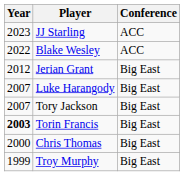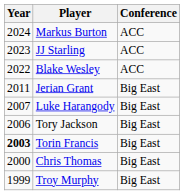+ row: (71, 32)
(19, 69) 2012 -> (19, 87) 2011
(19, 106) 2007 -> (19, 124) 2006
